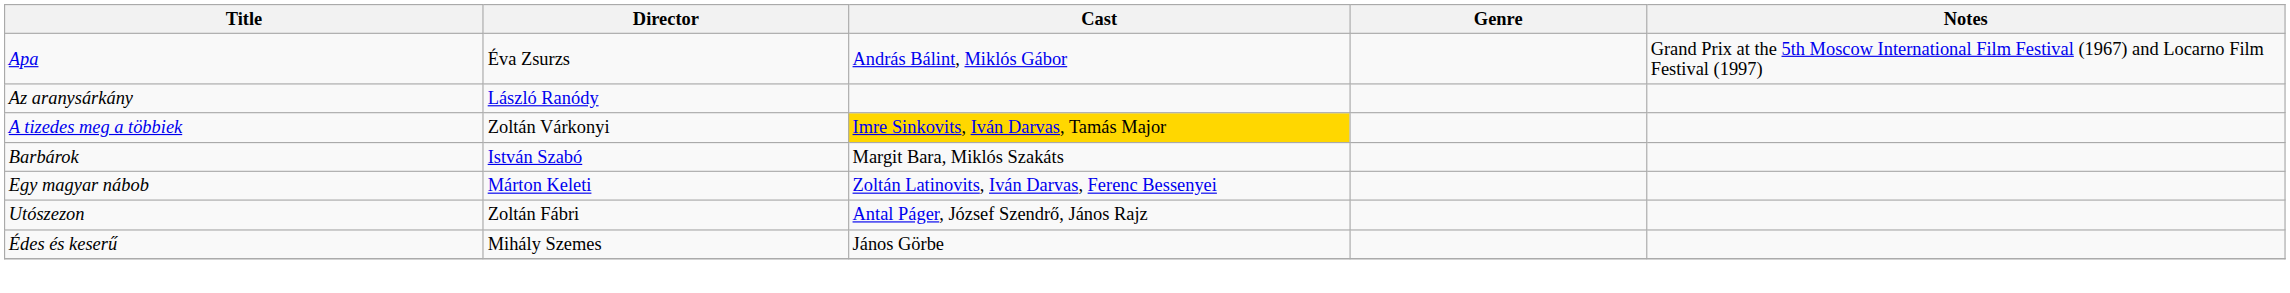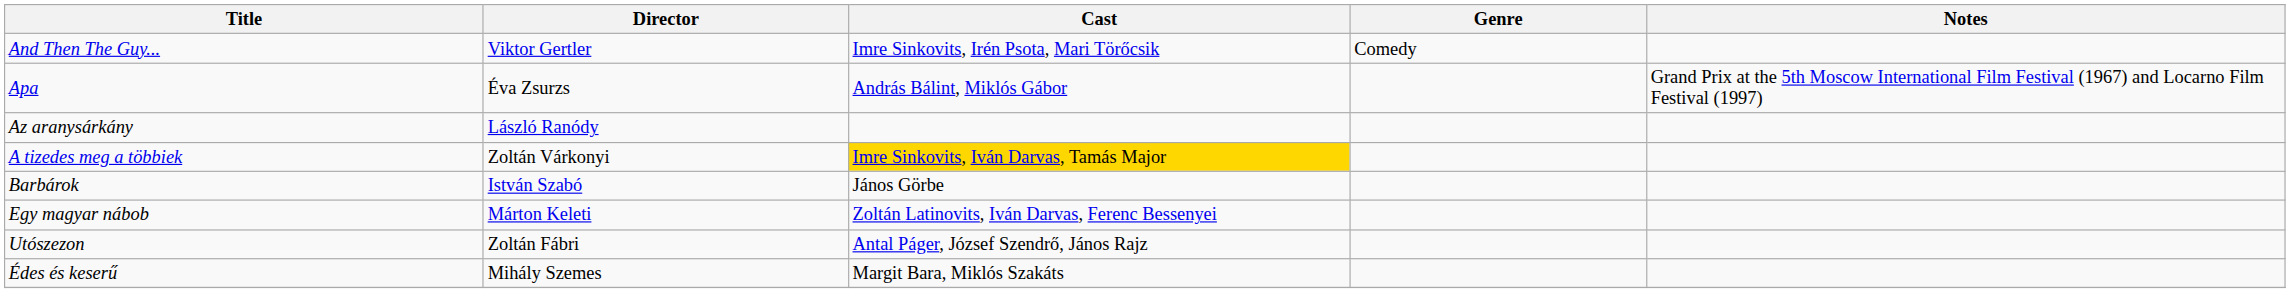+ row: (84, 48)
(958, 156) Margit Bara, Miklós Szakáts -> (898, 185) János Görbe
(898, 244) János Görbe -> (958, 273) Margit Bara, Miklós Szakáts
